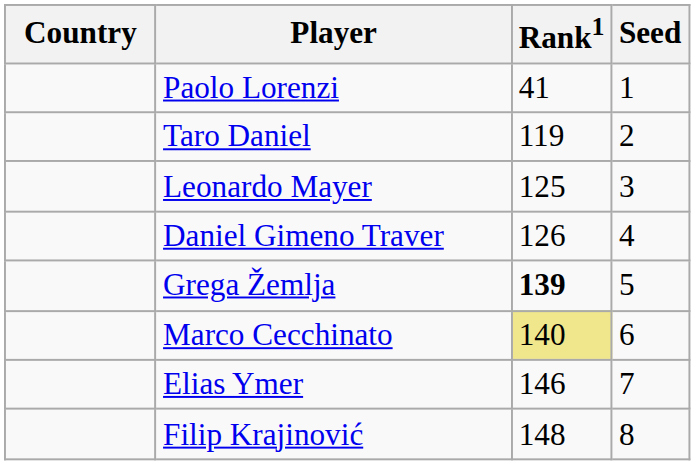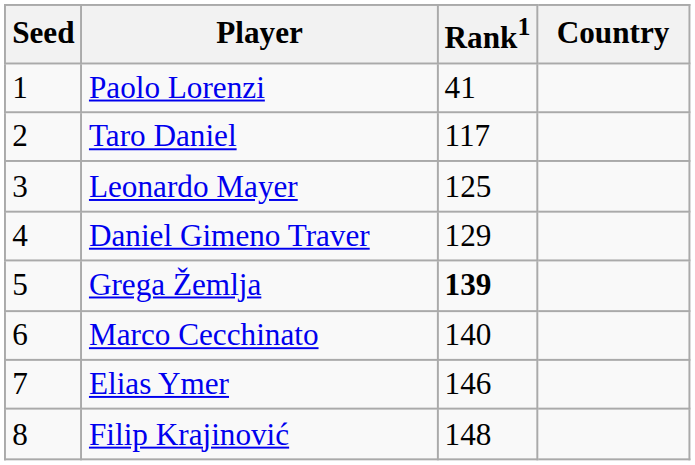columns swapped: (80, 33) <-> (650, 33)
(541, 136) 119 -> (467, 136) 117
(542, 235) 126 -> (468, 235) 129
(542, 334) khaki background -> (468, 334) no background
